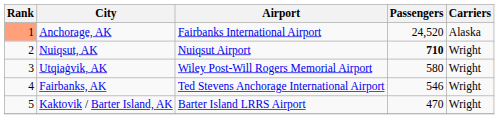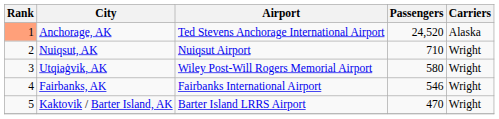(250, 31) Fairbanks International Airport -> (281, 31) Ted Stevens Anchorage International Airport
(435, 50) bold -> (435, 50) normal
(281, 86) Ted Stevens Anchorage International Airport -> (250, 86) Fairbanks International Airport
